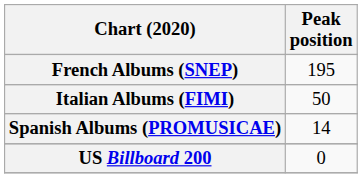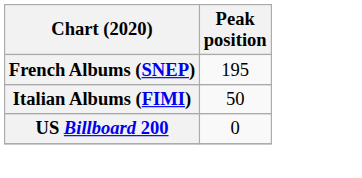- row: (145, 128)
